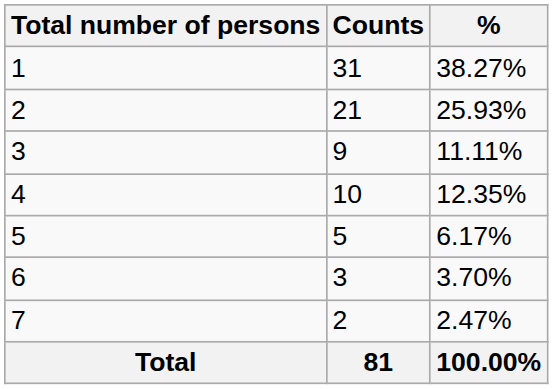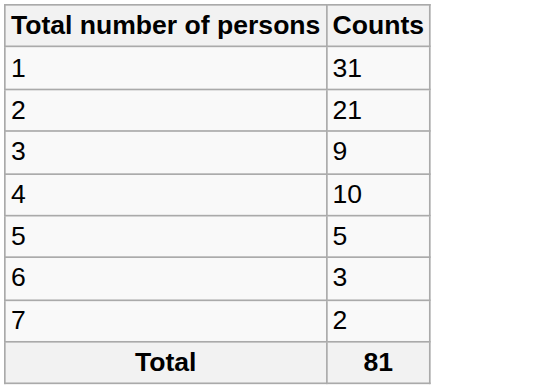- column: (489, 25)
